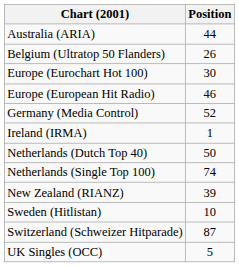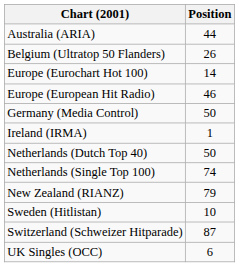(210, 73) 30 -> (210, 73) 14
(210, 113) 52 -> (210, 113) 50
(210, 192) 39 -> (210, 192) 79
(210, 251) 5 -> (210, 251) 6
